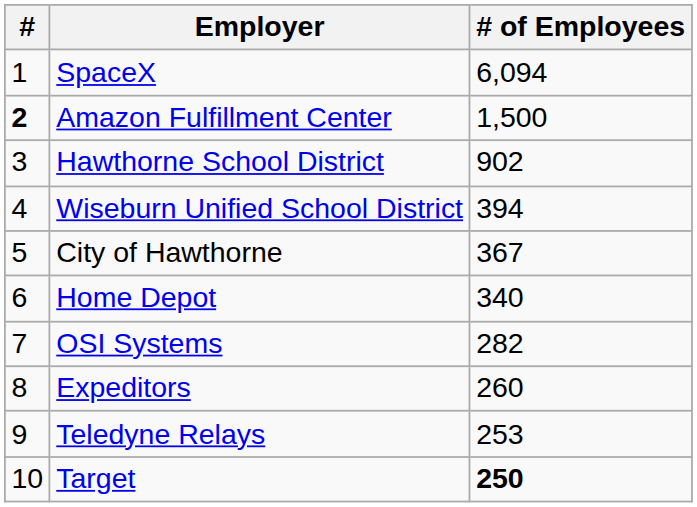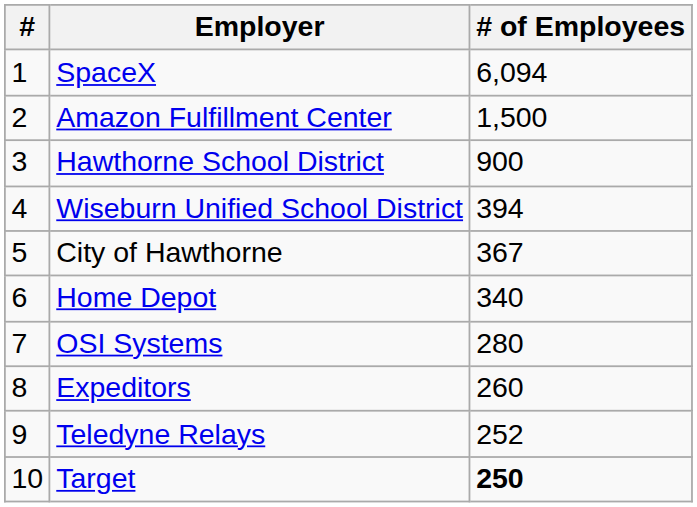(19, 117) bold -> (19, 117) normal
(500, 162) 902 -> (500, 162) 900
(500, 343) 282 -> (500, 343) 280
(500, 433) 253 -> (500, 433) 252
